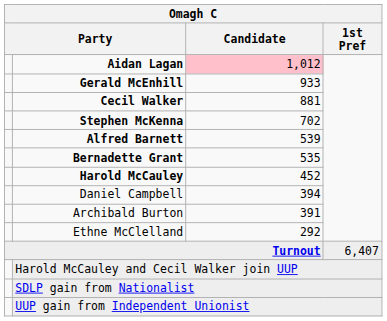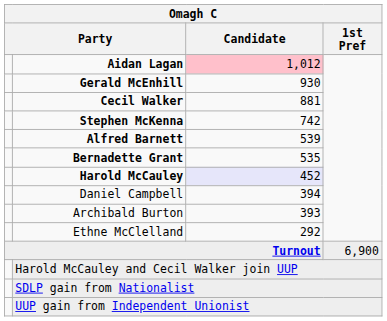(310, 83) 933 -> (310, 83) 930
(310, 120) 702 -> (310, 120) 742
(310, 176) no background -> (310, 176) lavender background
(310, 213) 391 -> (310, 213) 393
(362, 251) 6,407 -> (362, 251) 6,900
